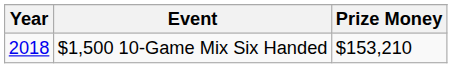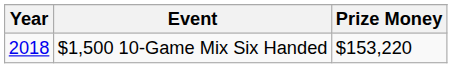(374, 47) $153,210 -> (374, 47) $153,220
